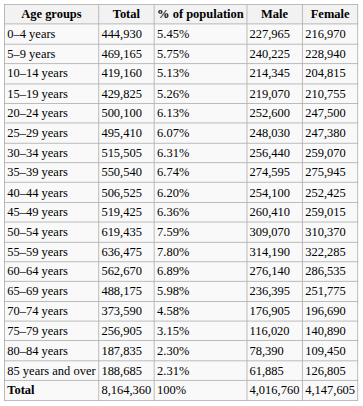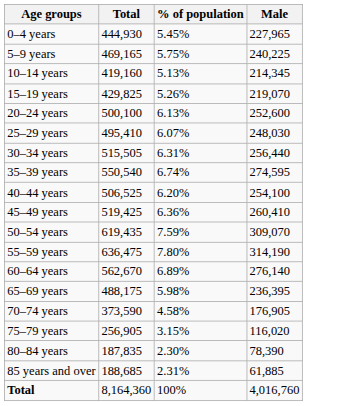- column: (330, 14)
